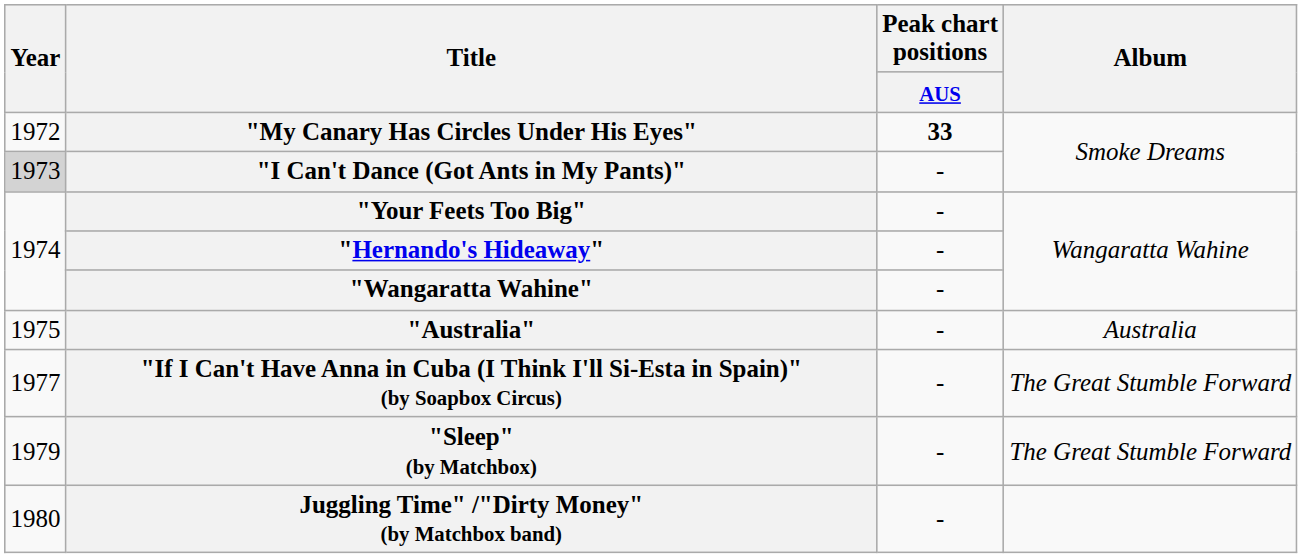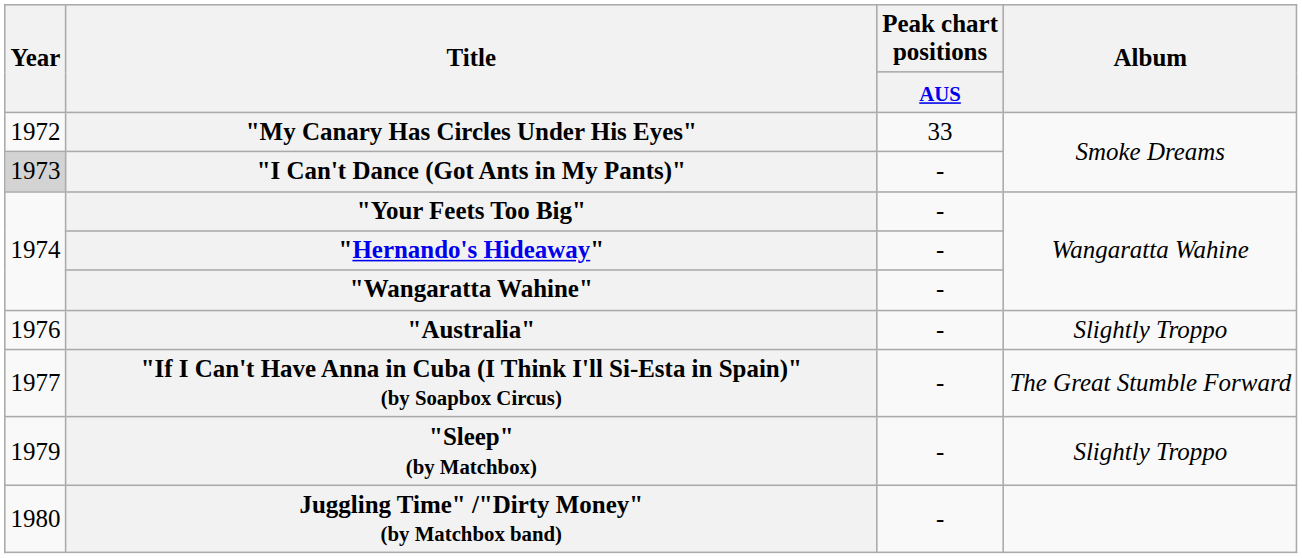(940, 131) bold -> (940, 131) normal
(35, 329) 1975 -> (35, 329) 1976
(1150, 329) Australia -> (1150, 329) Slightly Troppo
(1150, 450) The Great Stumble Forward -> (1150, 450) Slightly Troppo
